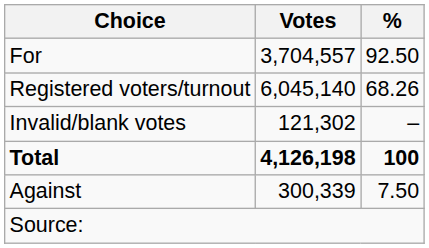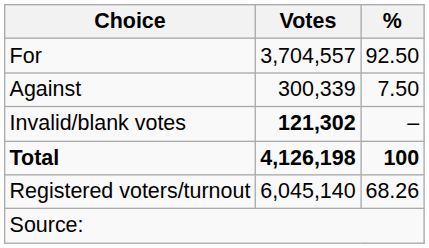rows swapped: (45, 191) <-> (130, 89)
(317, 123) normal -> (317, 123) bold
